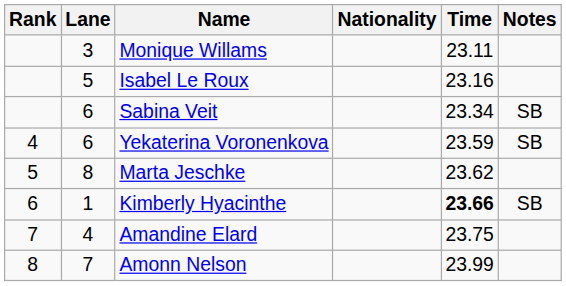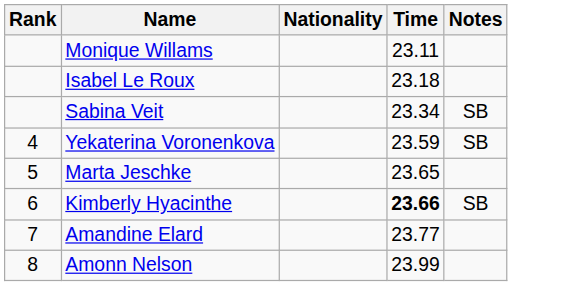- column: (88, 19)
(470, 81) 23.16 -> (416, 81) 23.18
(470, 173) 23.62 -> (416, 173) 23.65
(470, 234) 23.75 -> (416, 234) 23.77
